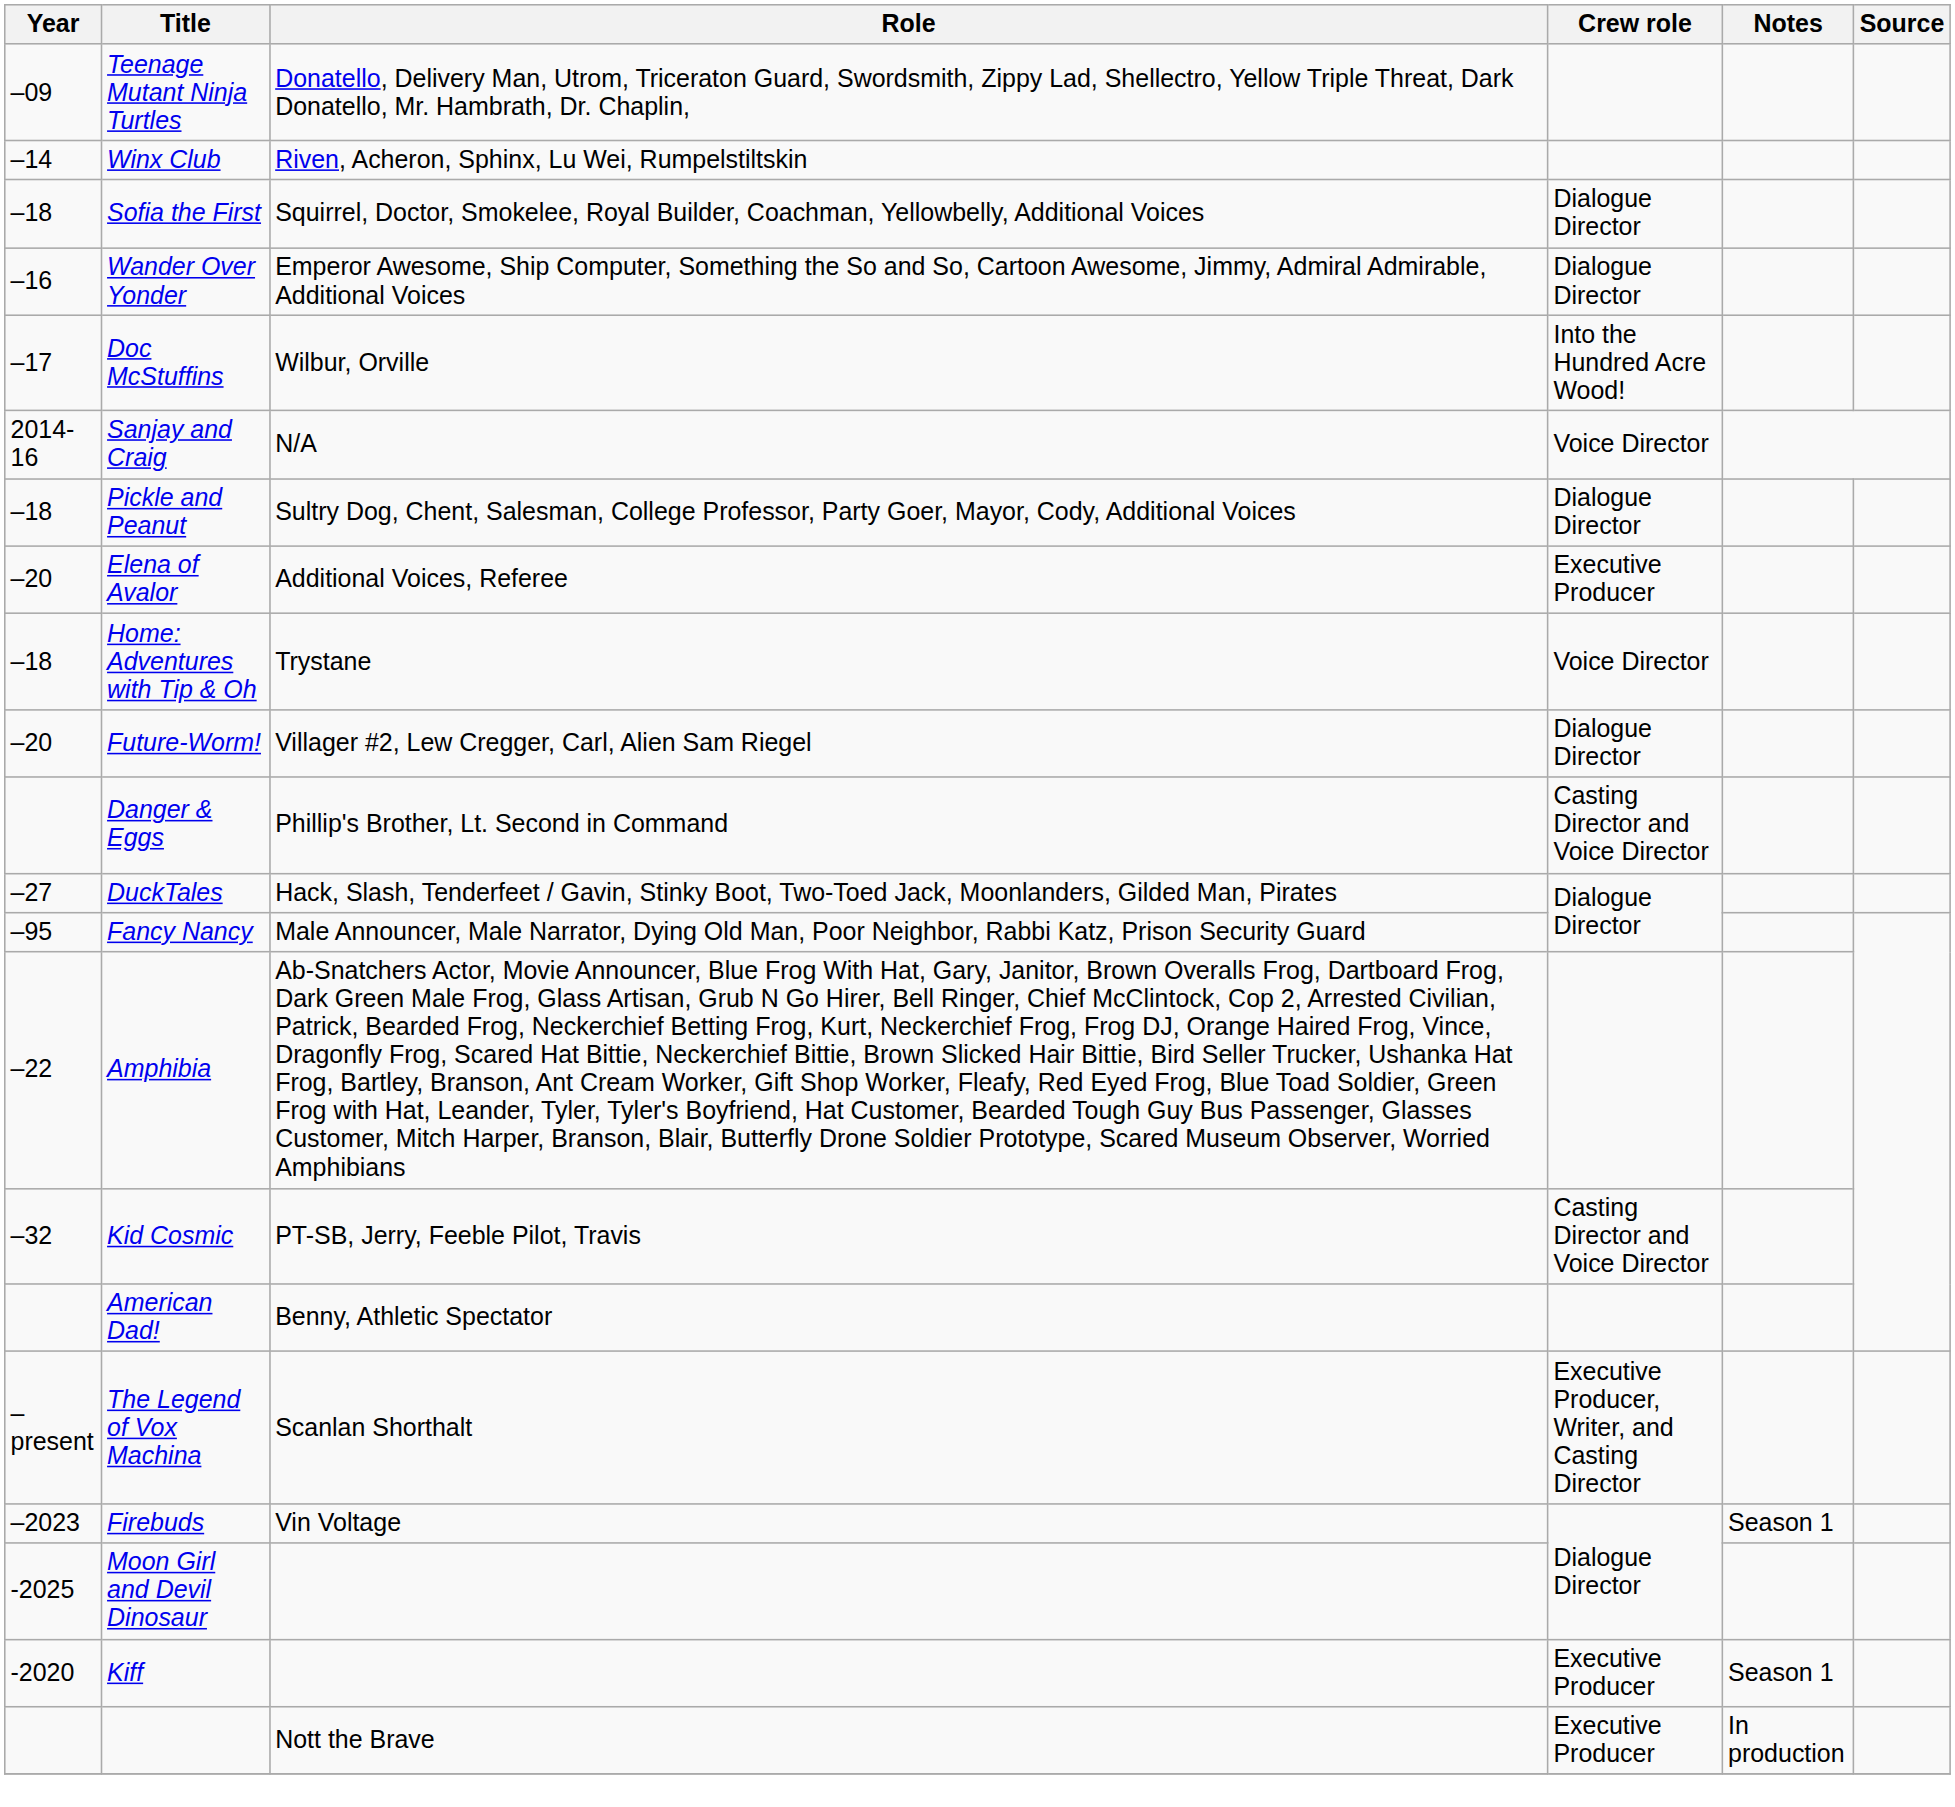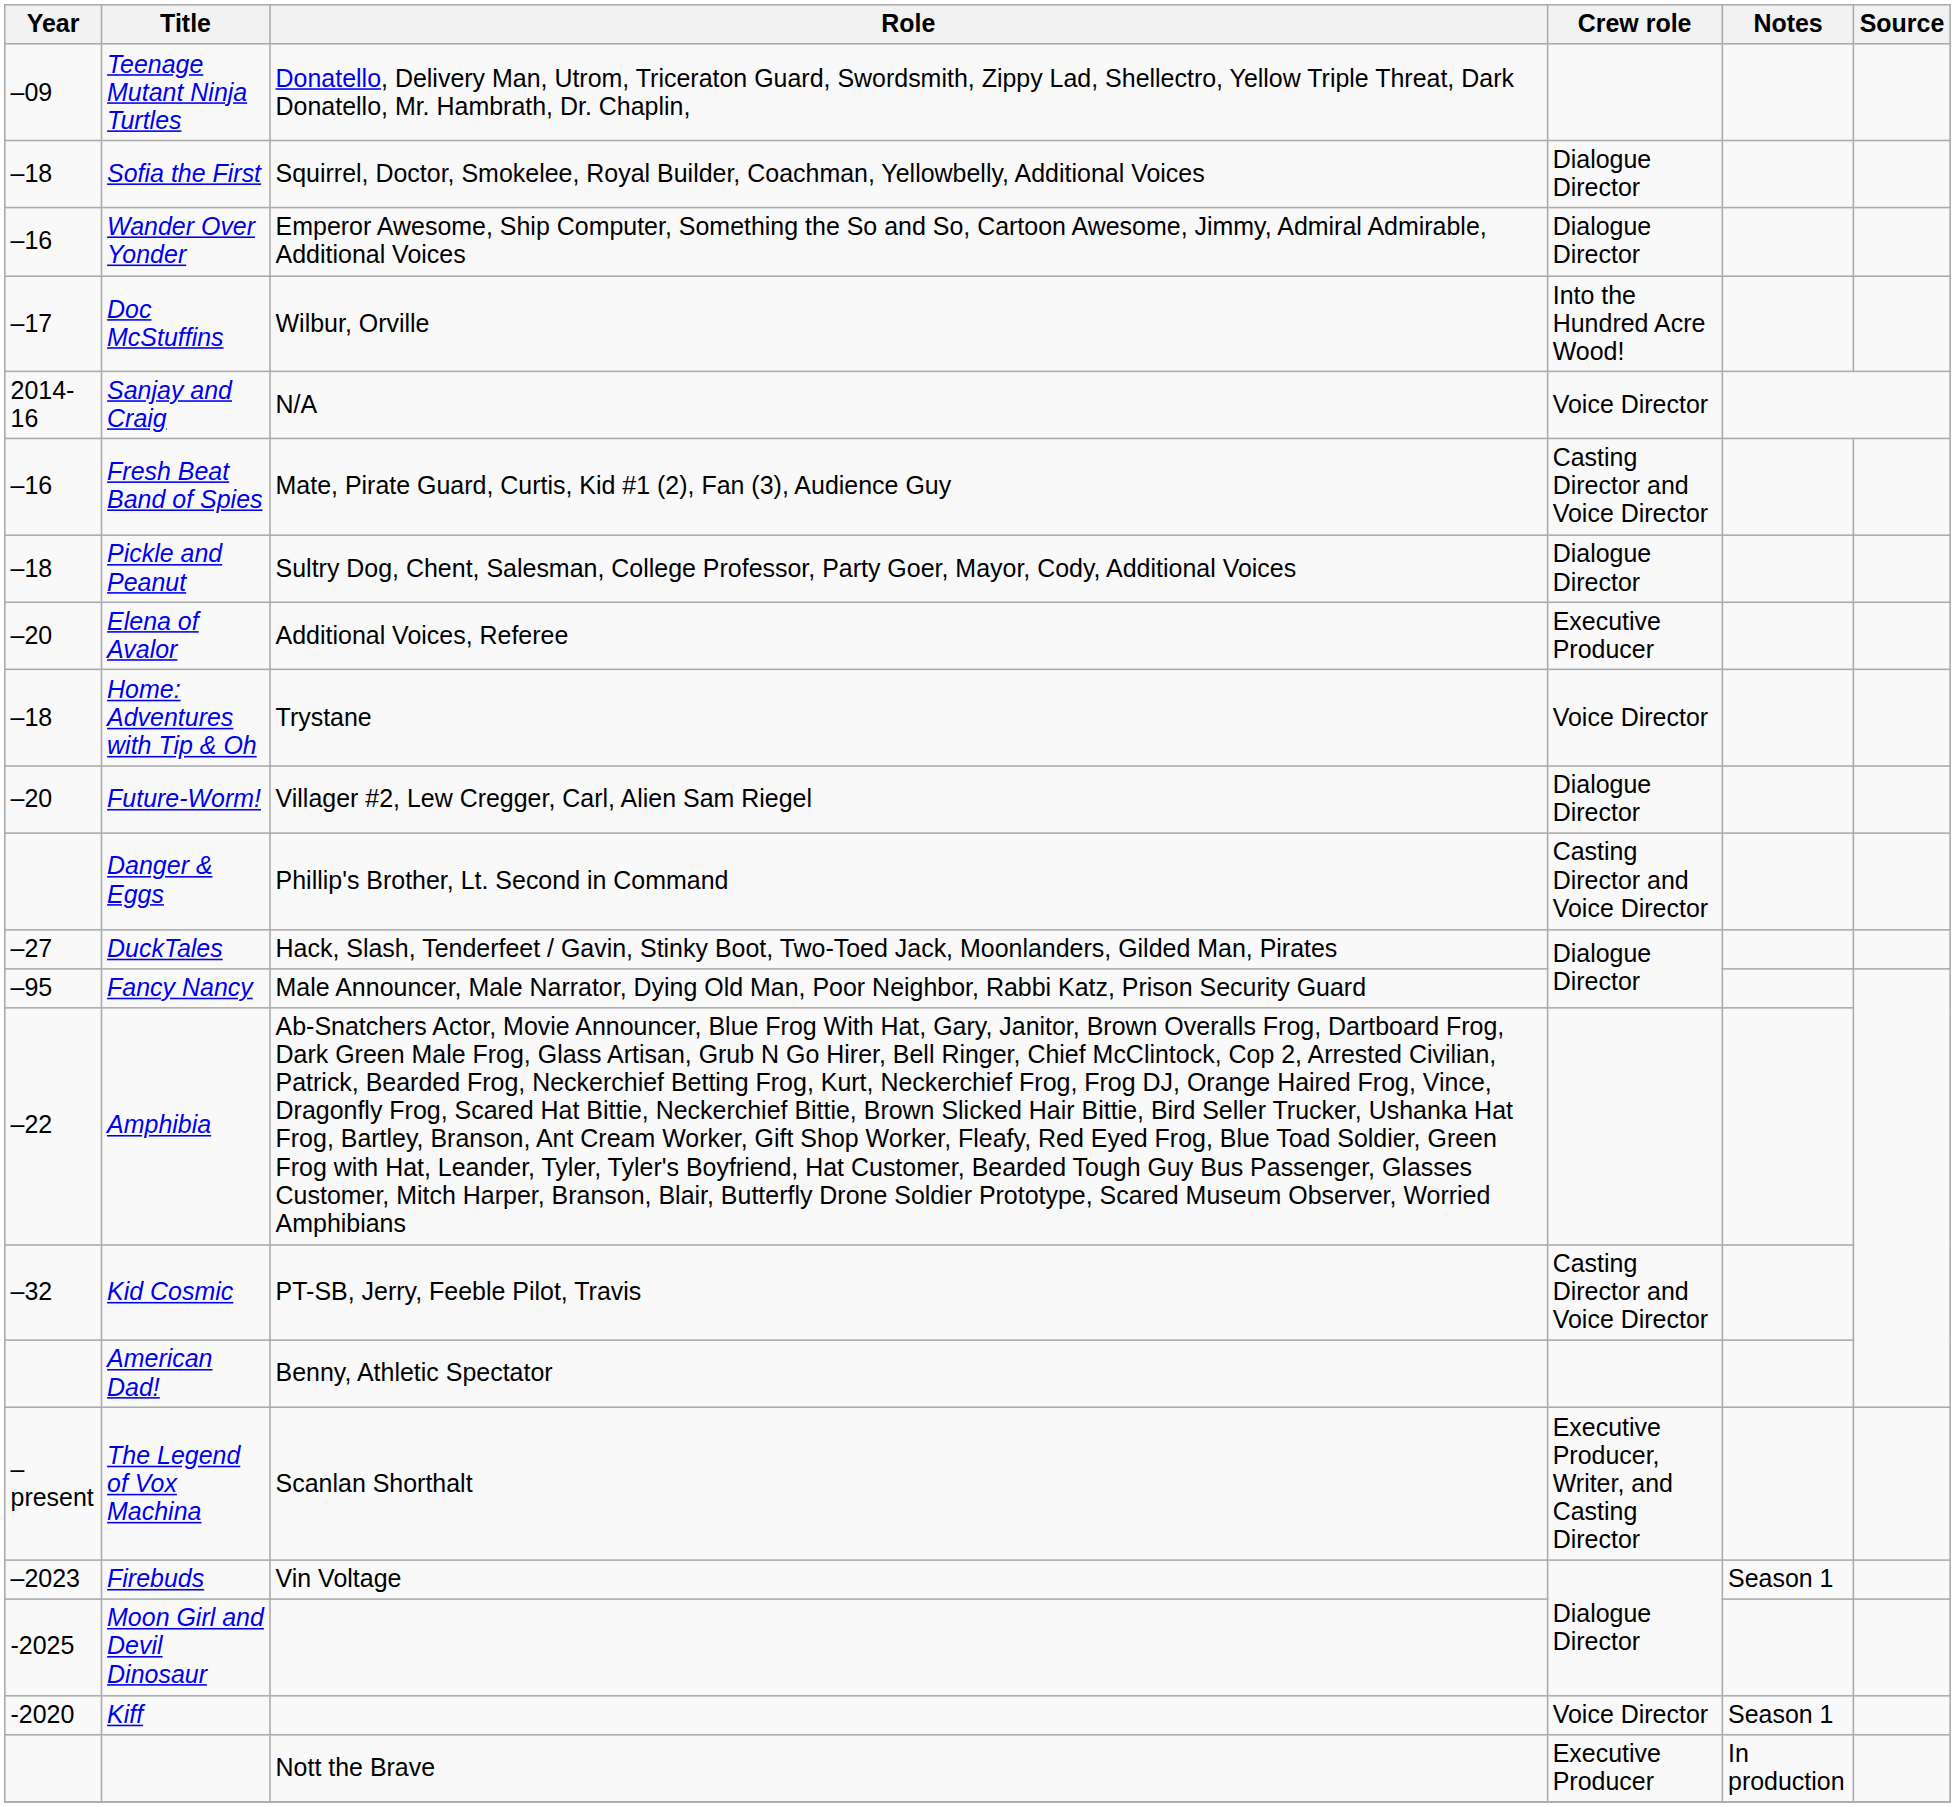- row: (164, 159)
+ row: (185, 486)
(1608, 1672) Executive Producer -> (1630, 1714) Voice Director
